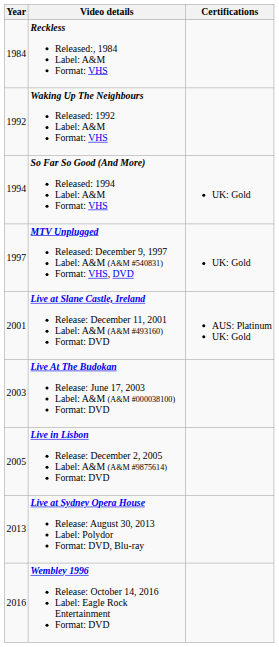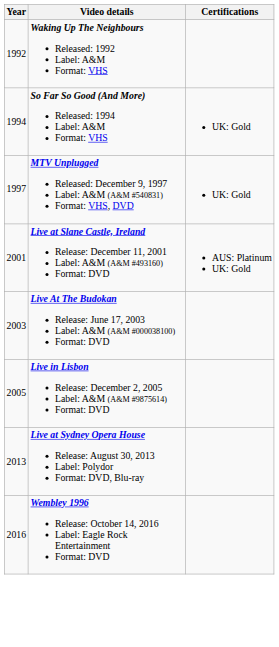- row: (107, 49)
